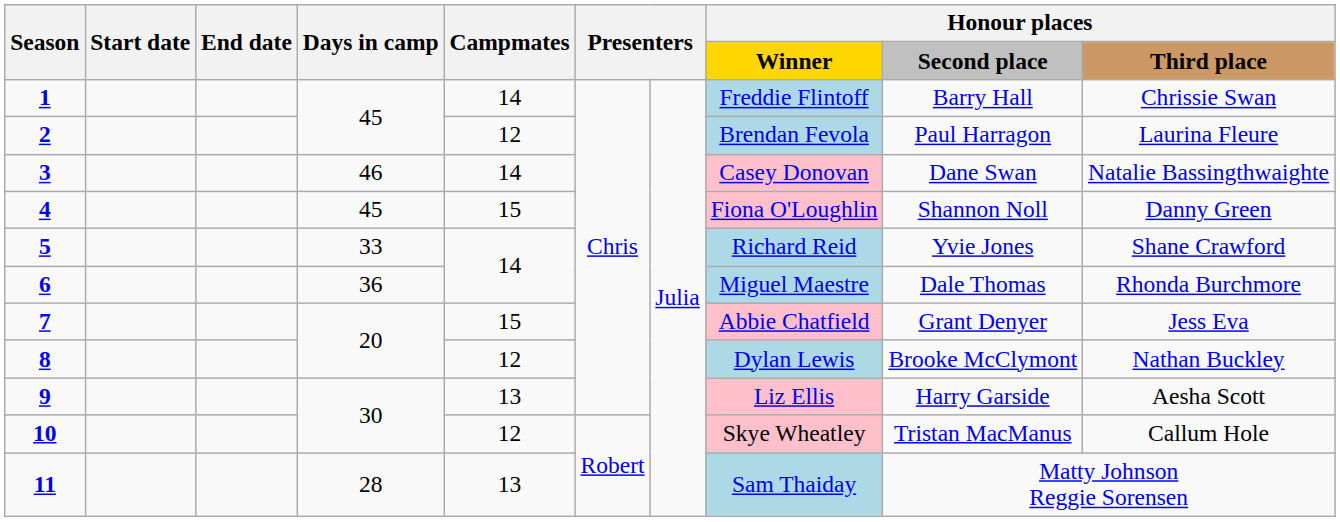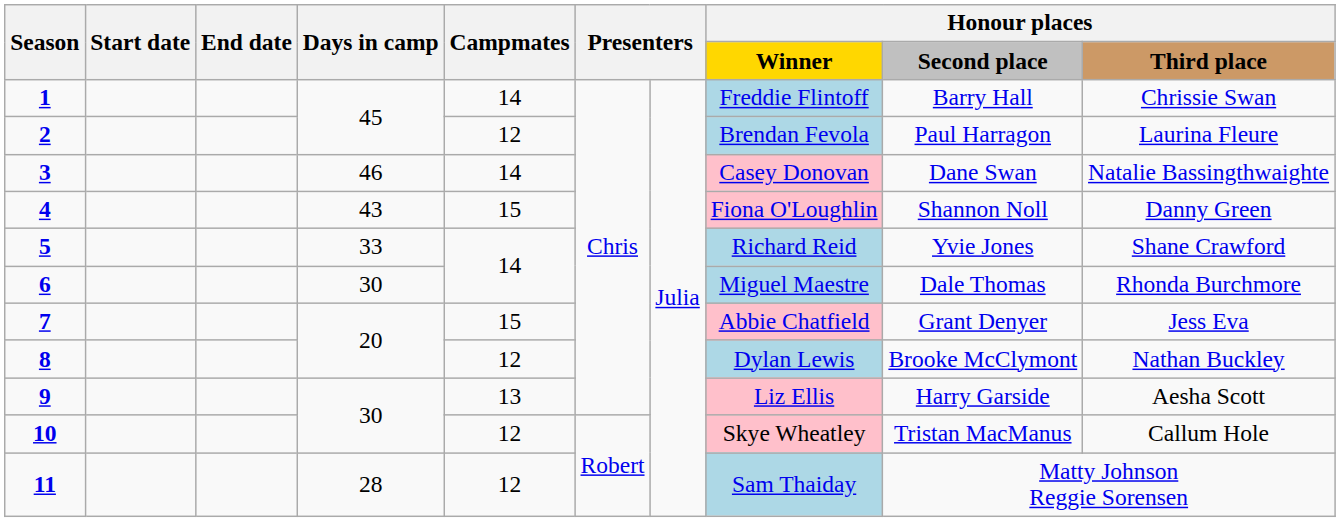(371, 209) 45 -> (371, 209) 43
(371, 284) 36 -> (371, 284) 30
(510, 483) 13 -> (510, 483) 12
